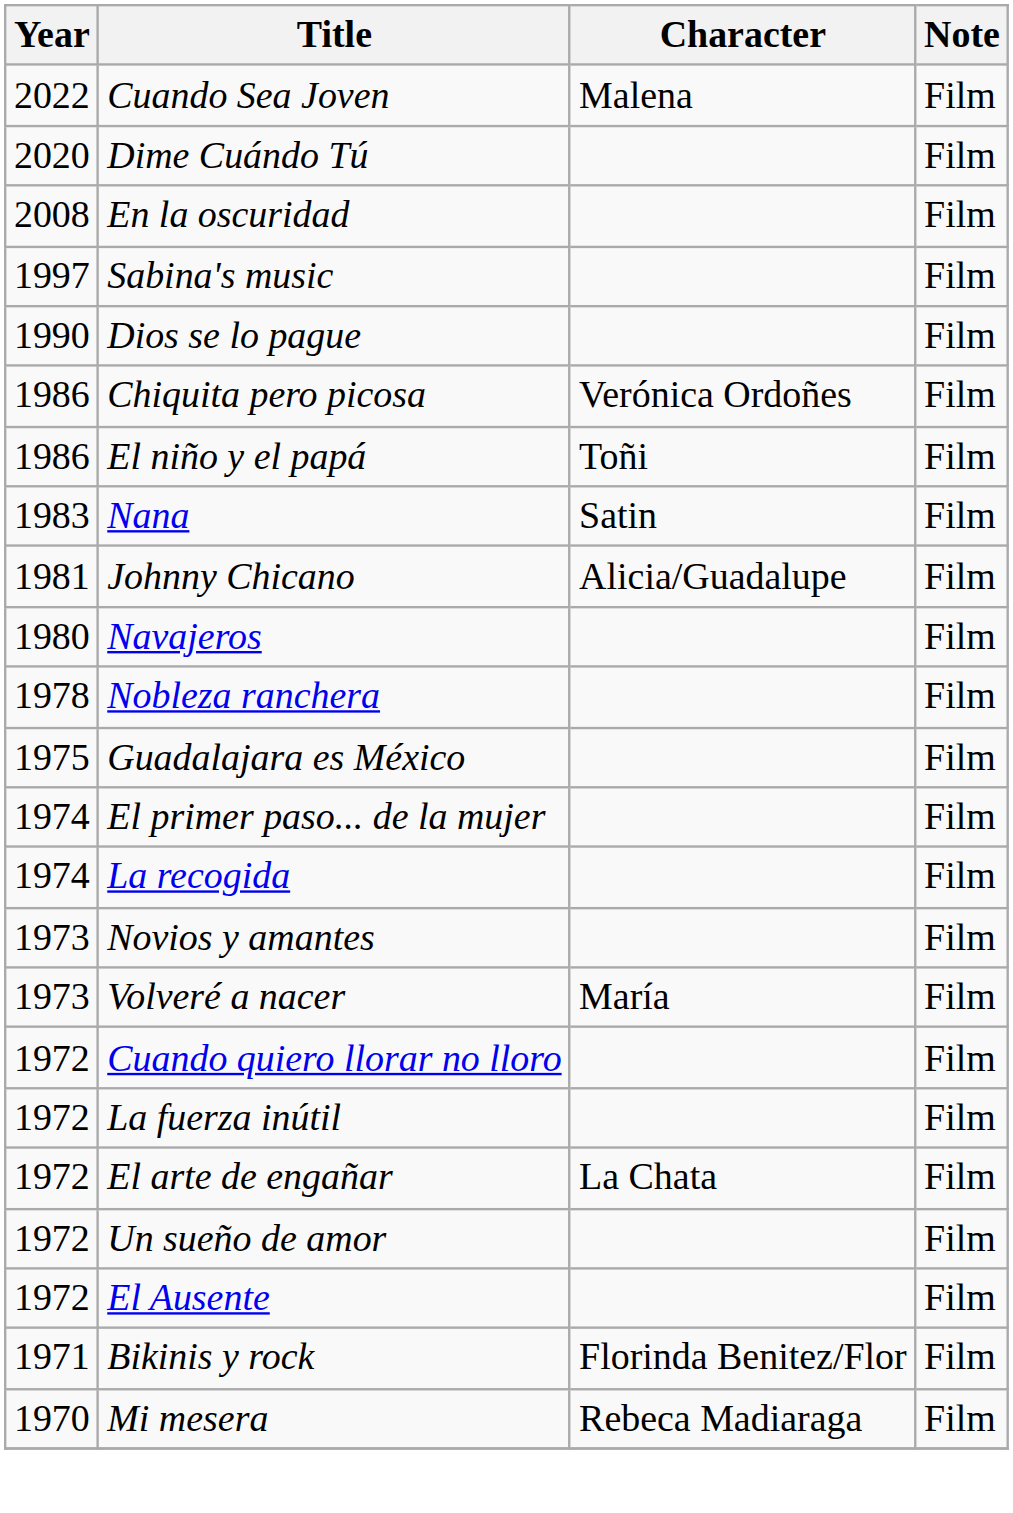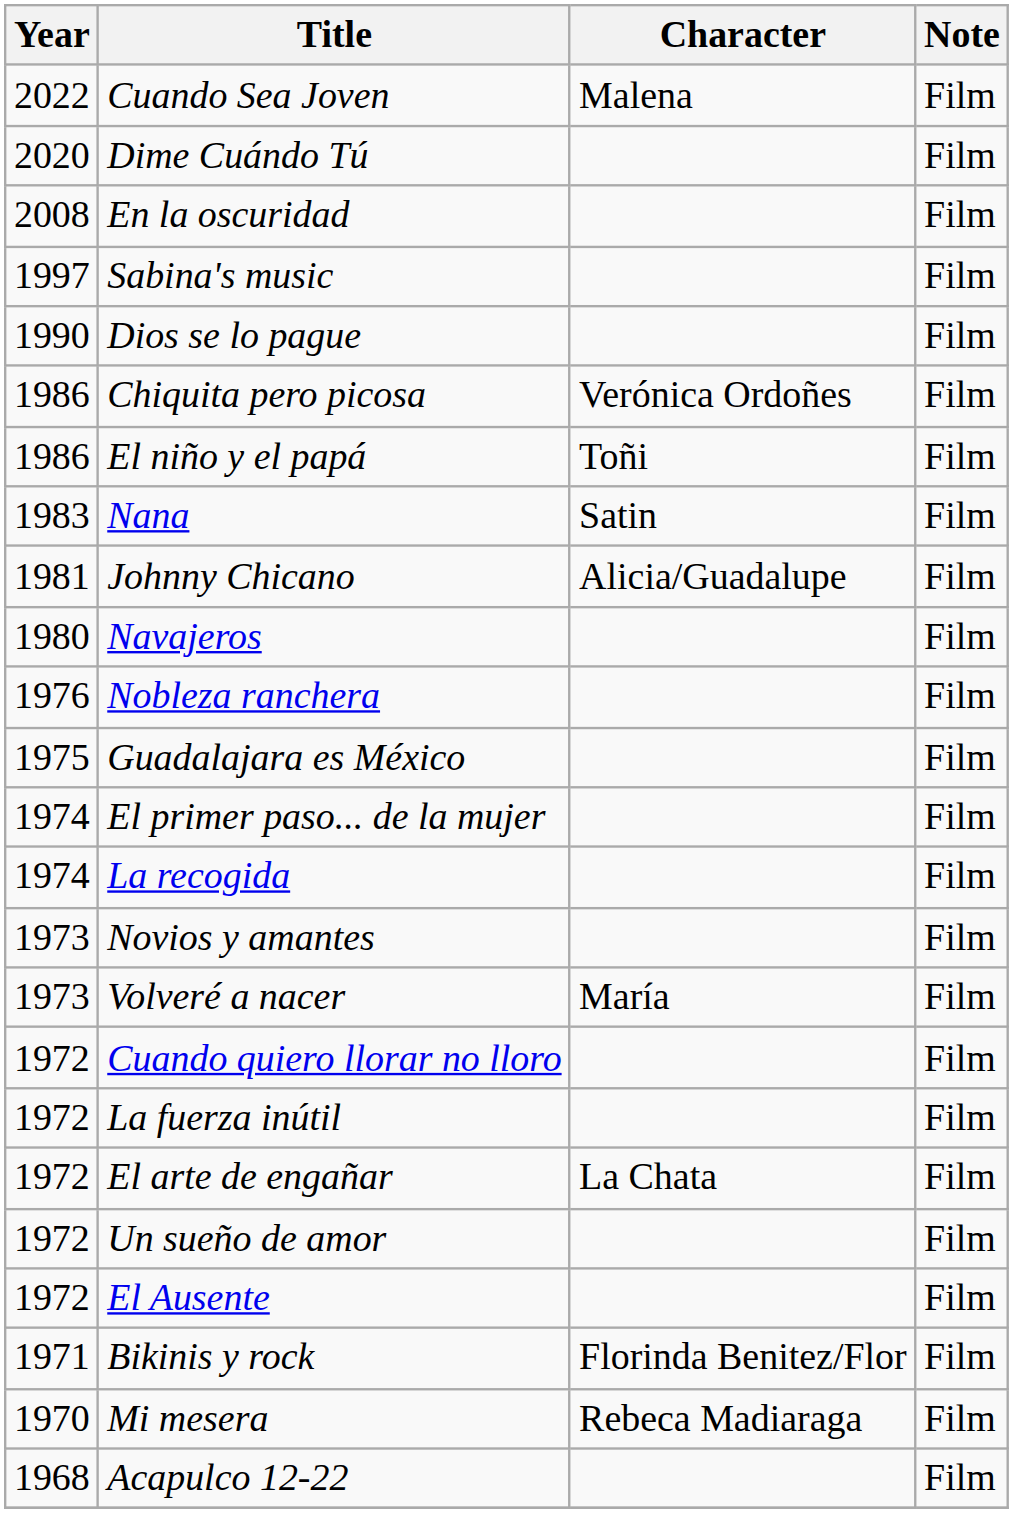(52, 696) 1978 -> (52, 696) 1976
+ row: (228, 1477)
